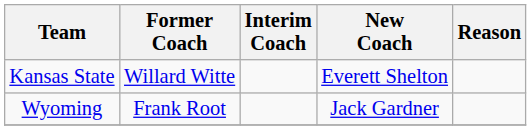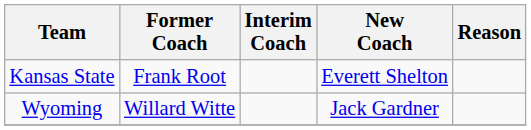(180, 76) Willard Witte -> (180, 76) Frank Root
(180, 108) Frank Root -> (180, 108) Willard Witte
